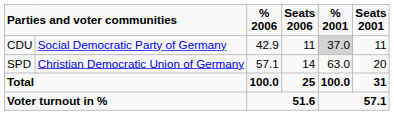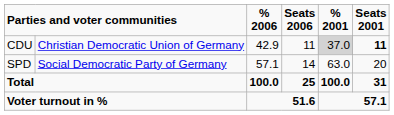(132, 45) Social Democratic Party of Germany -> (141, 45) Christian Democratic Union of Germany
(380, 45) normal -> (380, 45) bold
(141, 63) Christian Democratic Union of Germany -> (132, 63) Social Democratic Party of Germany
